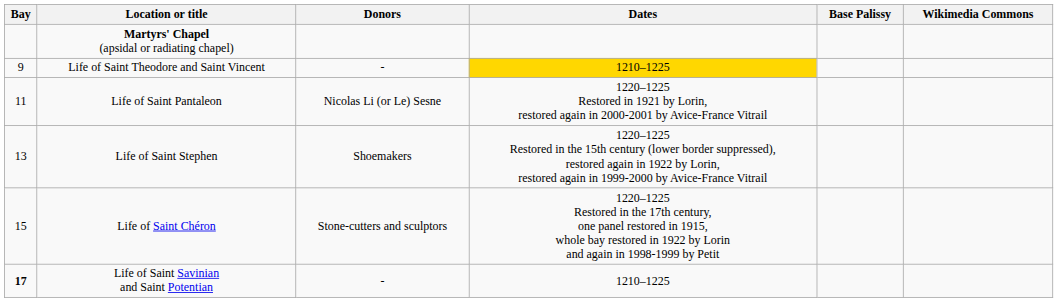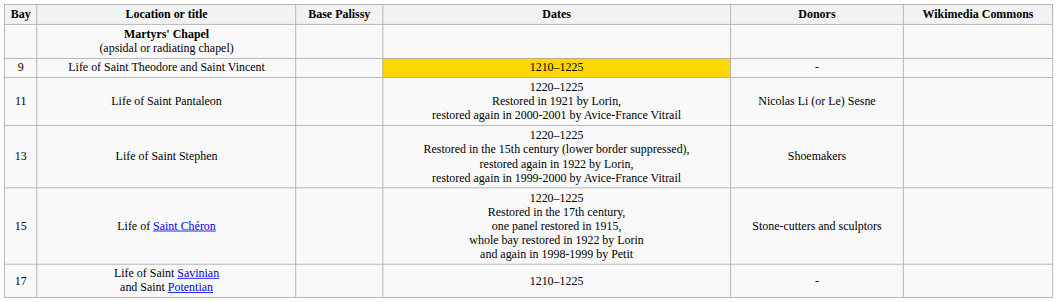columns swapped: (382, 14) <-> (860, 14)
(21, 281) bold -> (21, 281) normal
